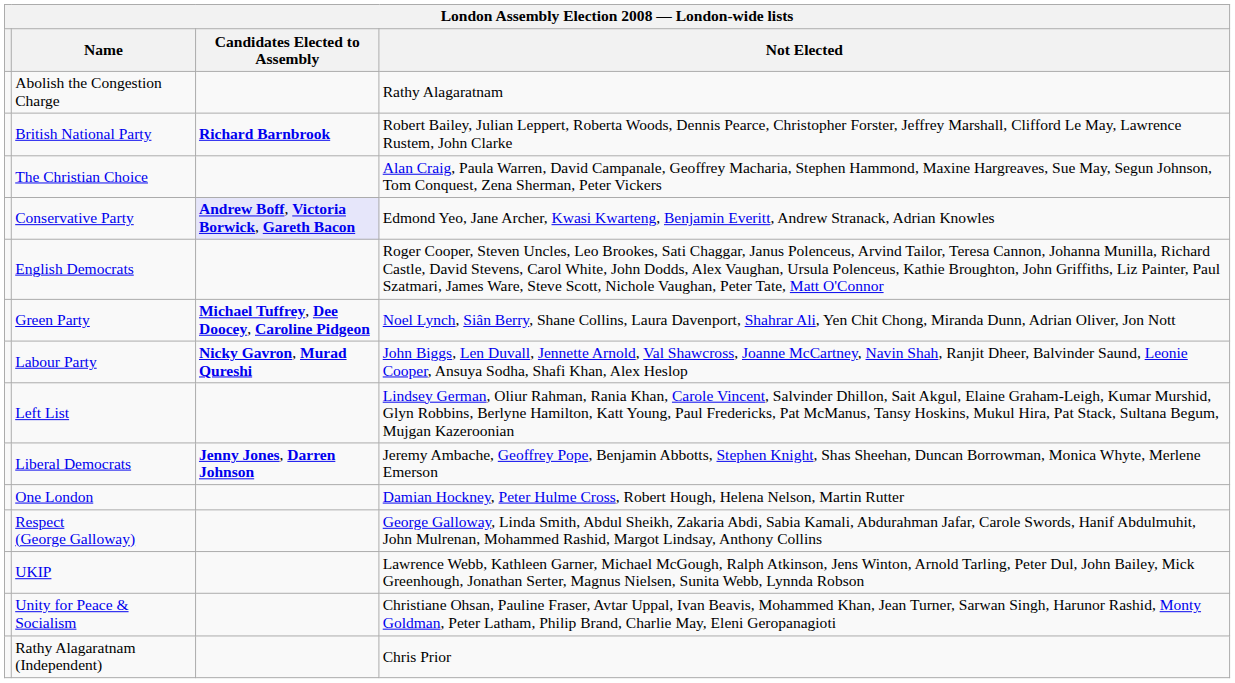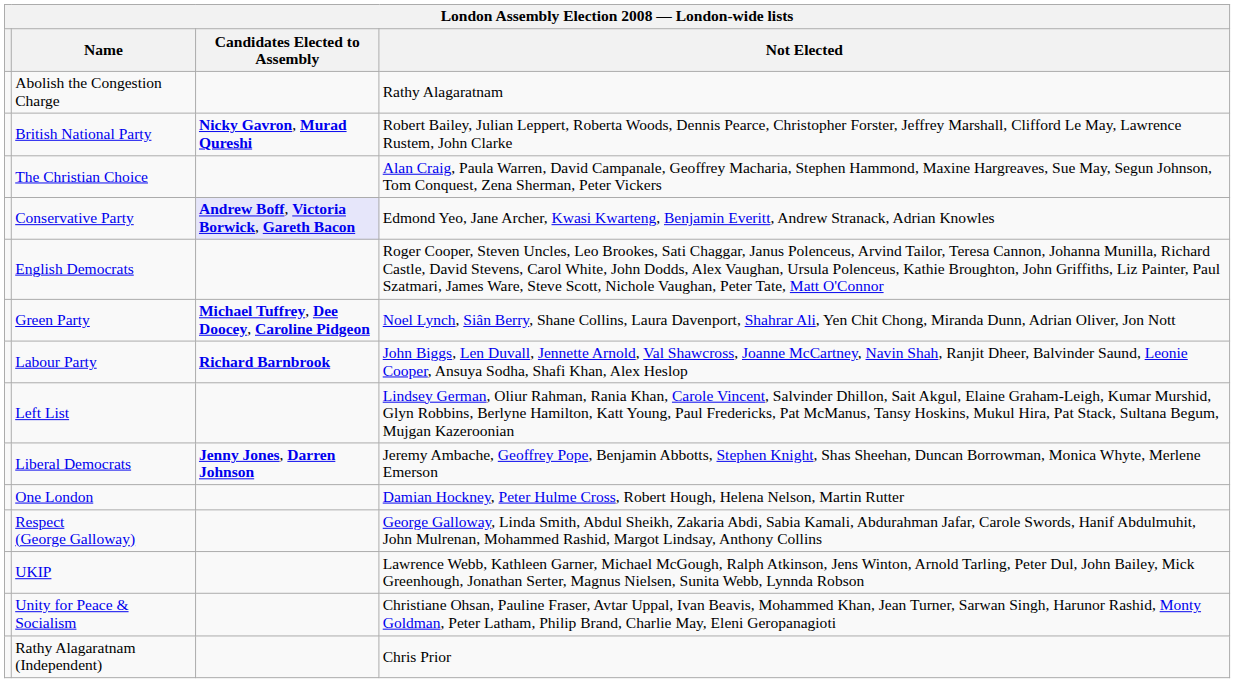(265, 134) Richard Barnbrook -> (273, 134) Nicky Gavron, Murad Qureshi
(273, 362) Nicky Gavron, Murad Qureshi -> (265, 362) Richard Barnbrook
